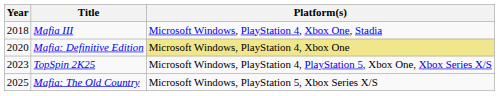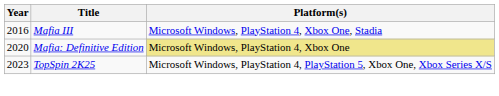(18, 30) 2018 -> (18, 30) 2016
- row: (87, 82)
